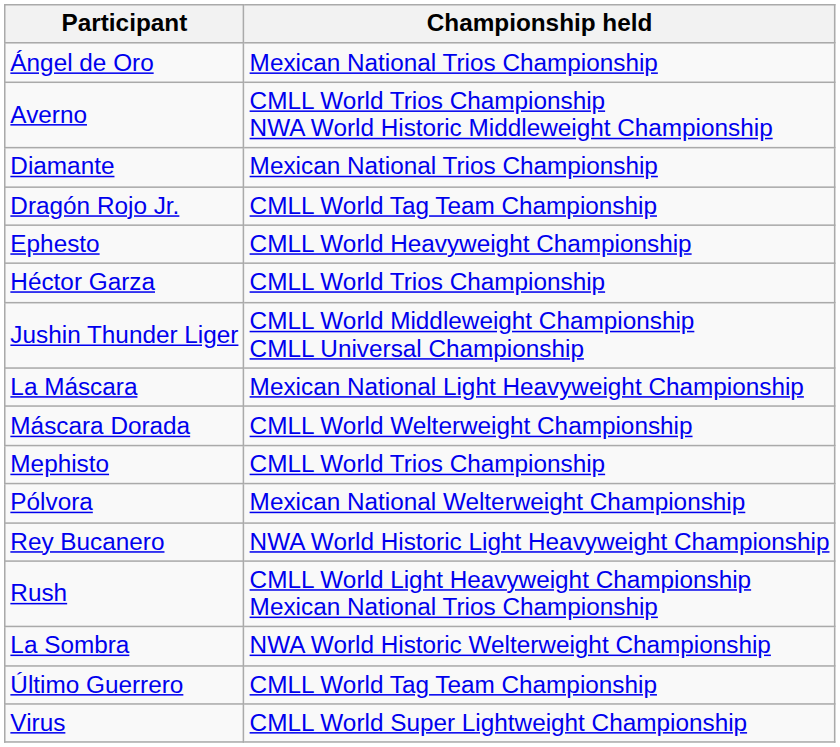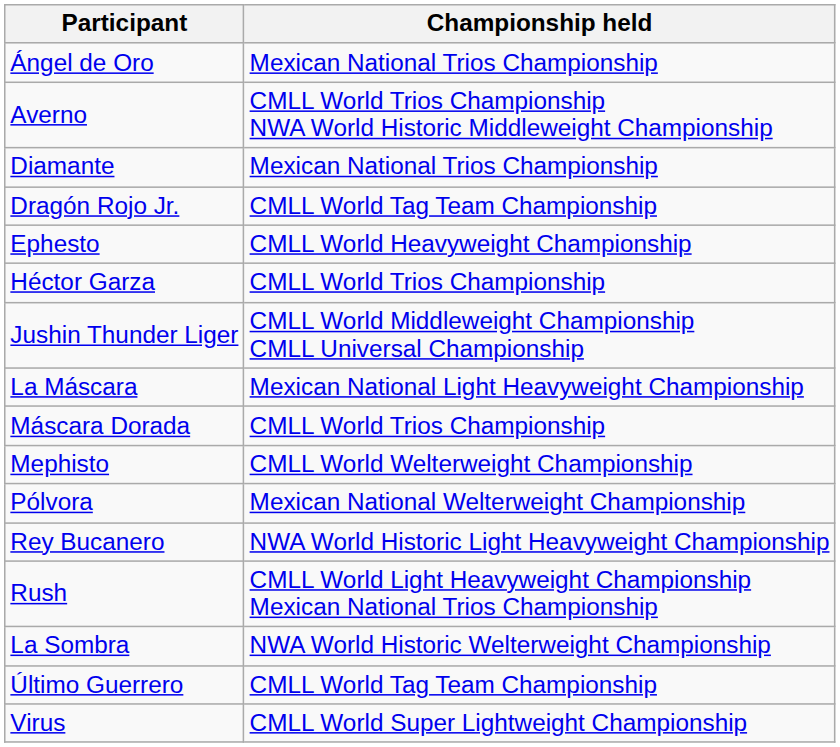(471, 425) CMLL World Welterweight Championship -> (427, 425) CMLL World Trios Championship
(427, 464) CMLL World Trios Championship -> (471, 464) CMLL World Welterweight Championship
